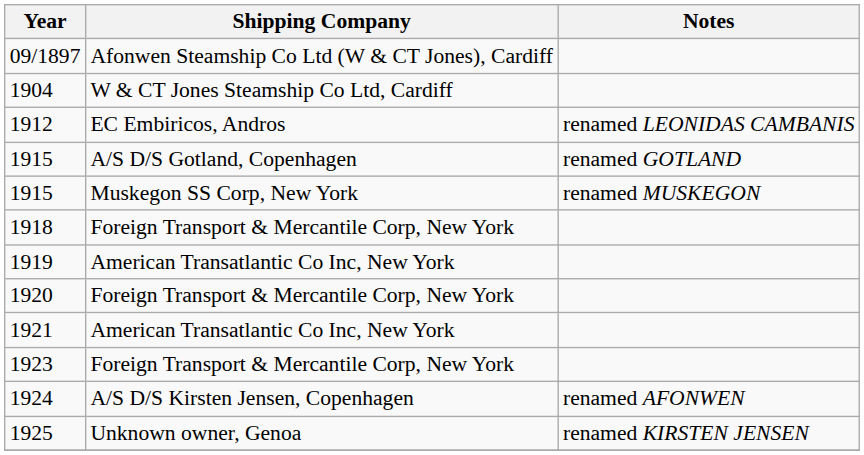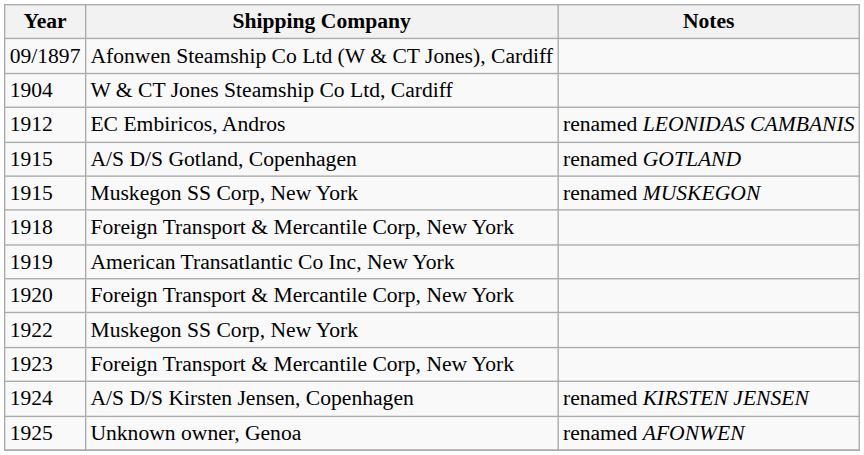- row: (31, 329)
+ row: (31, 329)
(654, 398) renamed AFONWEN -> (686, 398) renamed KIRSTEN JENSEN
(686, 432) renamed KIRSTEN JENSEN -> (654, 432) renamed AFONWEN
